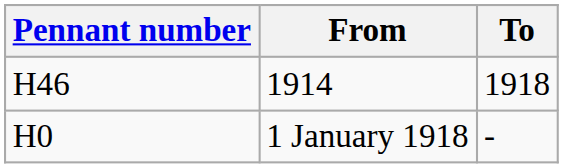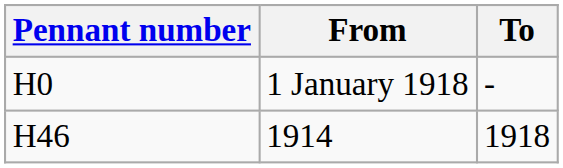rows swapped: (299, 83) <-> (367, 135)
